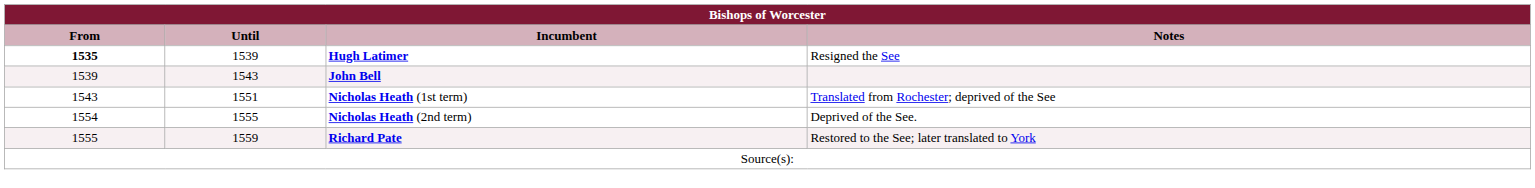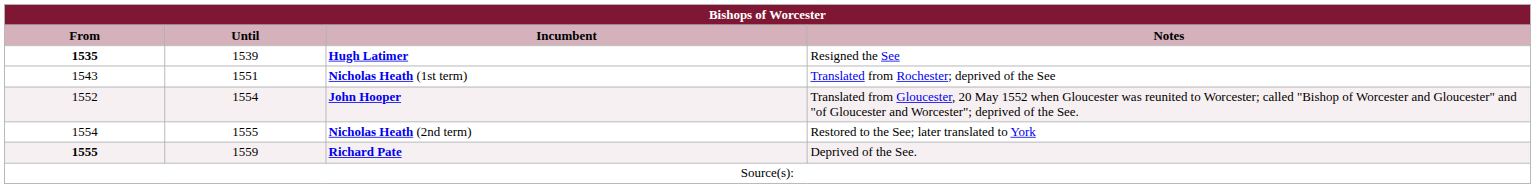- row: (355, 76)
+ row: (365, 96)
(864, 117) Deprived of the See. -> (923, 132) Restored to the See; later translated to York
(85, 138) normal -> (85, 152) bold
(923, 138) Restored to the See; later translated to York -> (864, 152) Deprived of the See.
